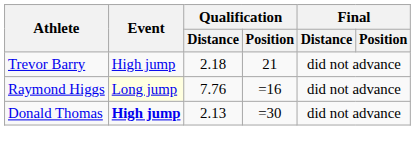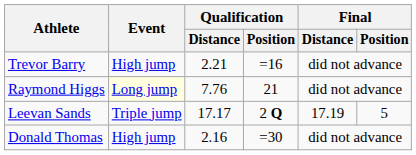(213, 64) 2.18 -> (214, 64) 2.21
(270, 64) 21 -> (271, 64) =16
(270, 89) =16 -> (271, 89) 21
+ row: (49, 113)
(146, 113) bold -> (144, 138) normal
(213, 113) 2.13 -> (214, 138) 2.16
